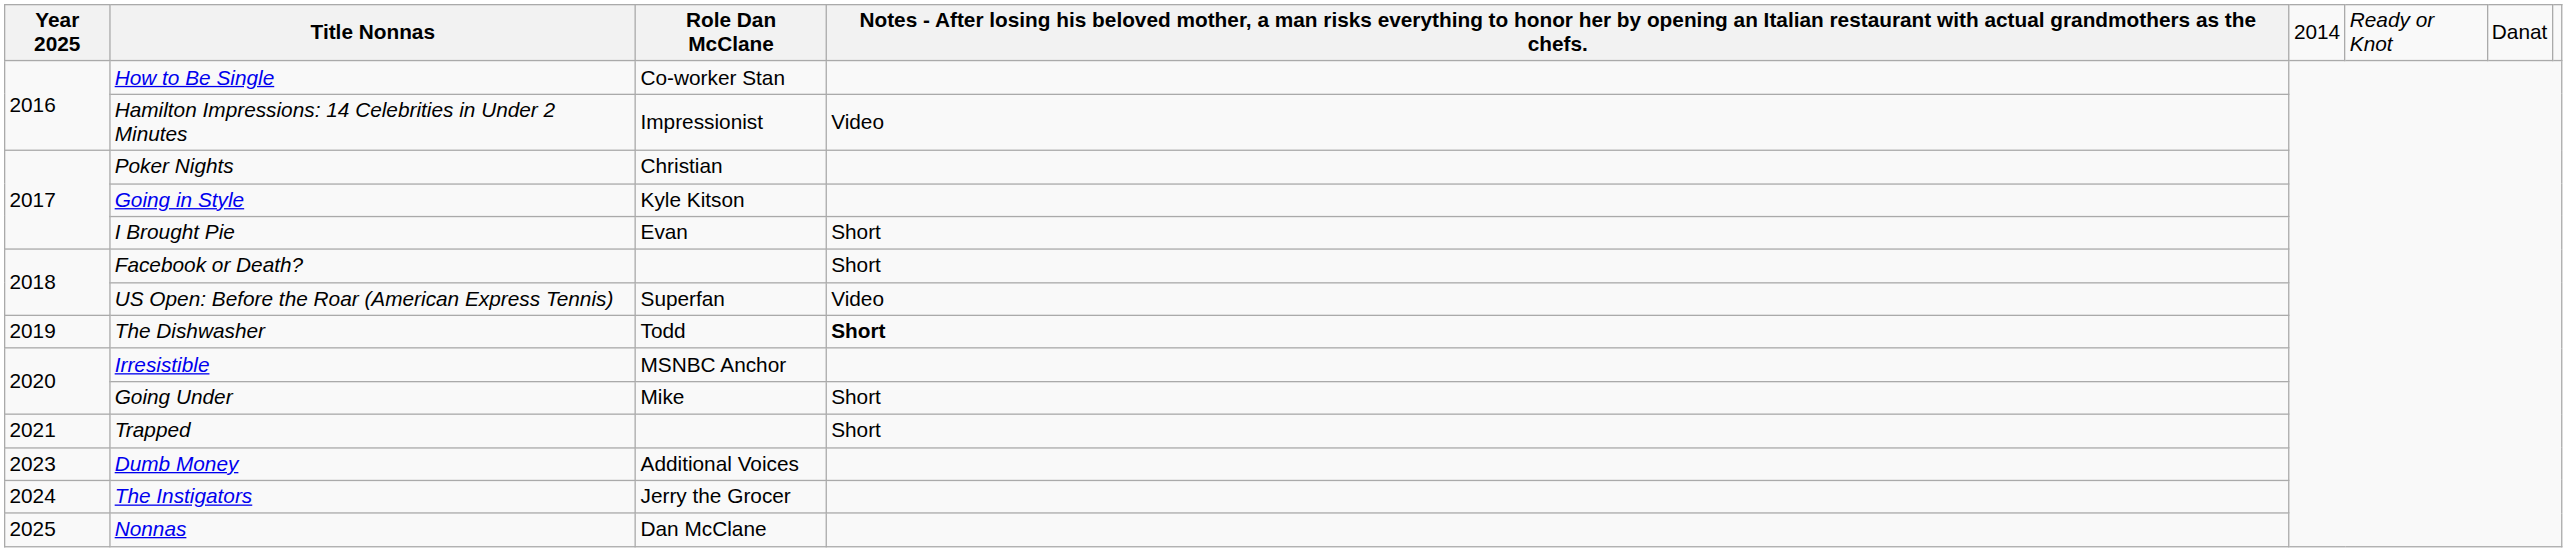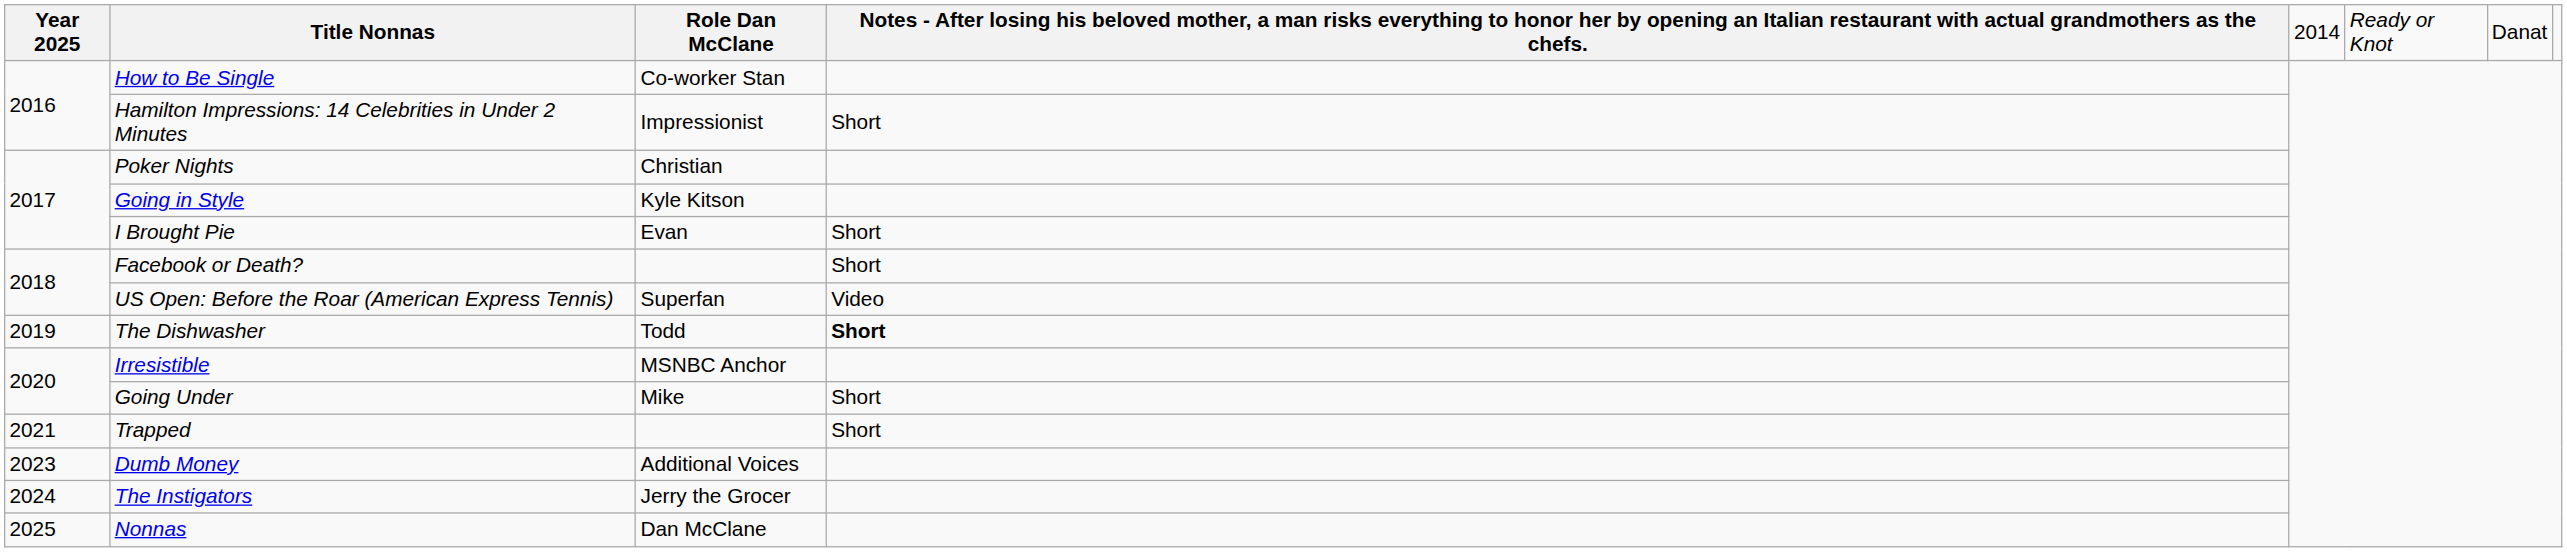(858, 122) Video -> (856, 122) Short
